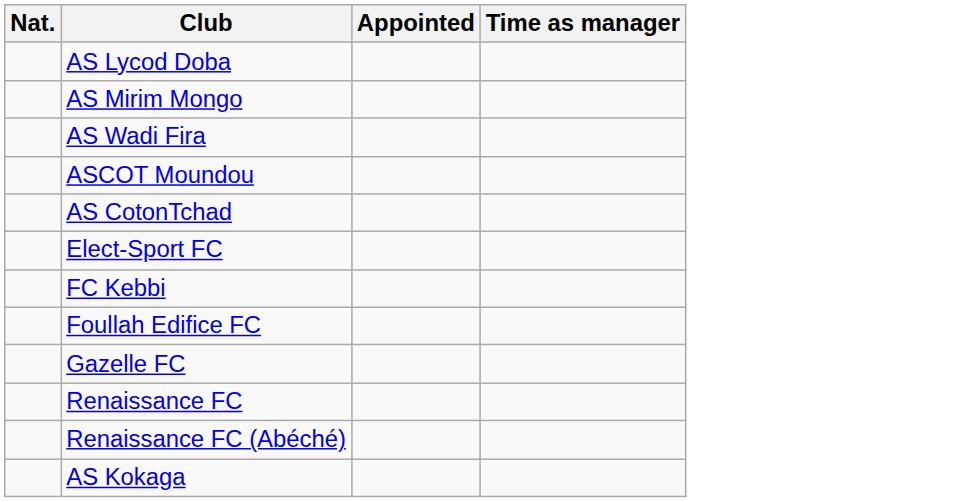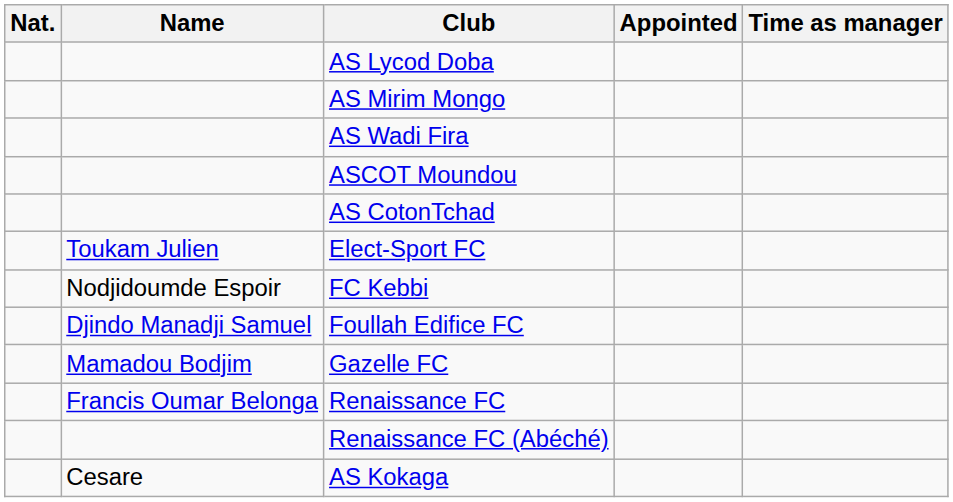+ column: (192, 23)
